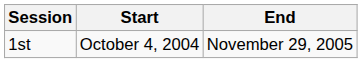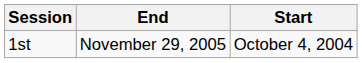columns swapped: (140, 17) <-> (280, 17)
